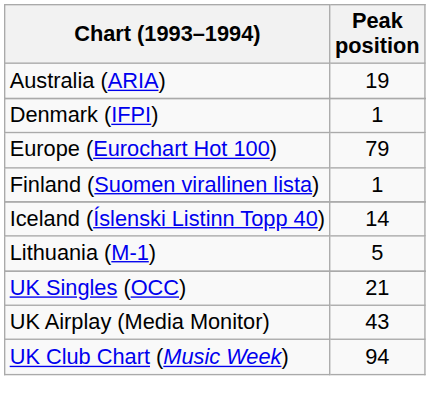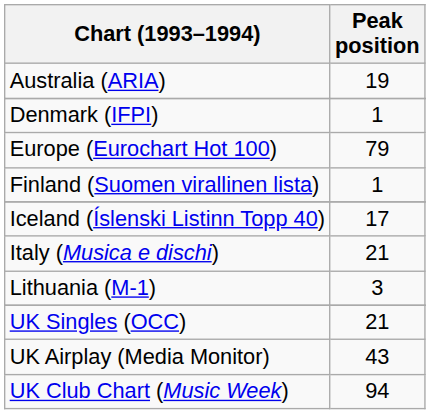(377, 218) 14 -> (377, 218) 17
+ row: (114, 253)
(377, 253) 5 -> (377, 287) 3
